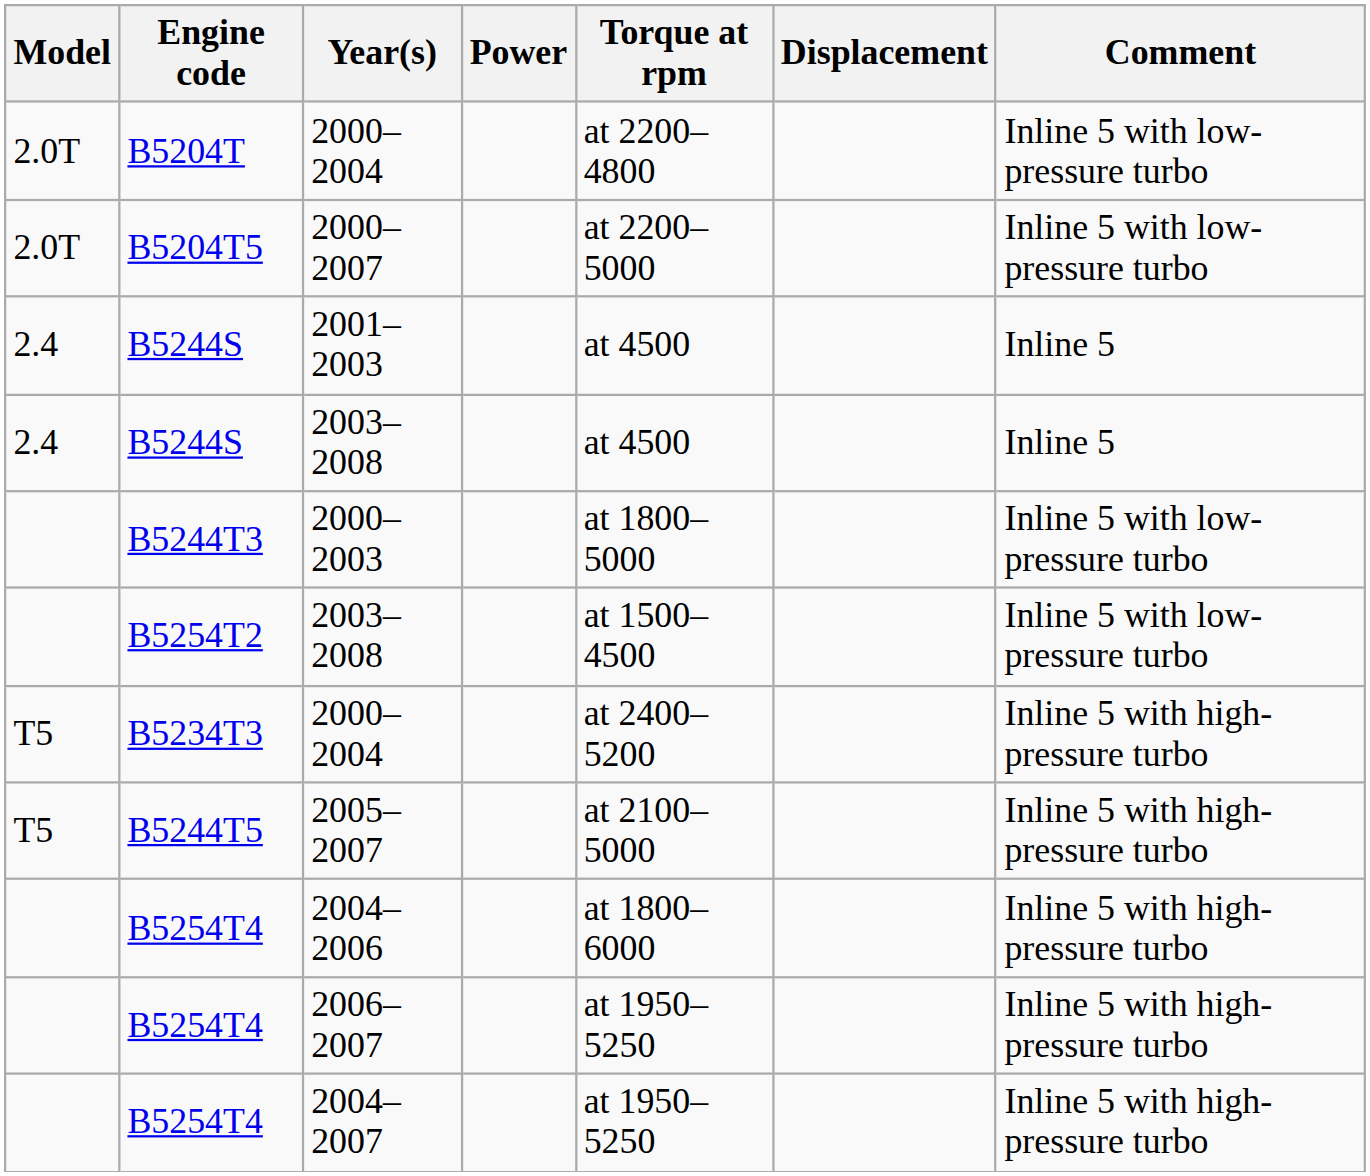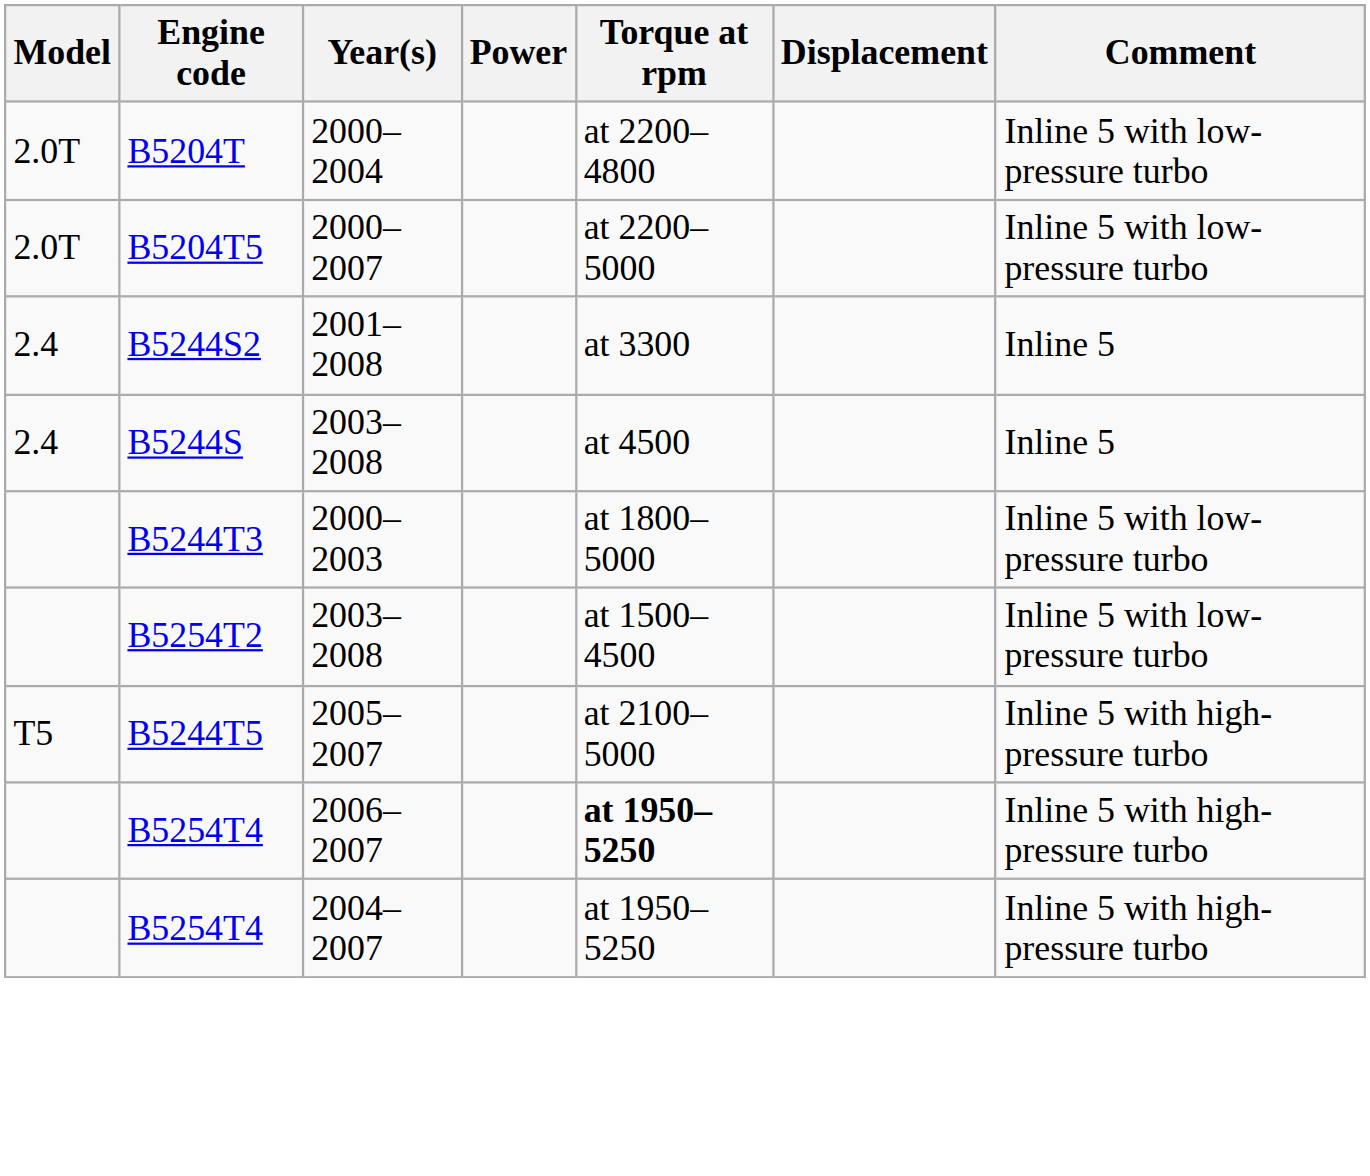+ row: (194, 344)
- row: (185, 344)
- row: (195, 733)
- row: (195, 927)
(646, 1024) normal -> (648, 830) bold
